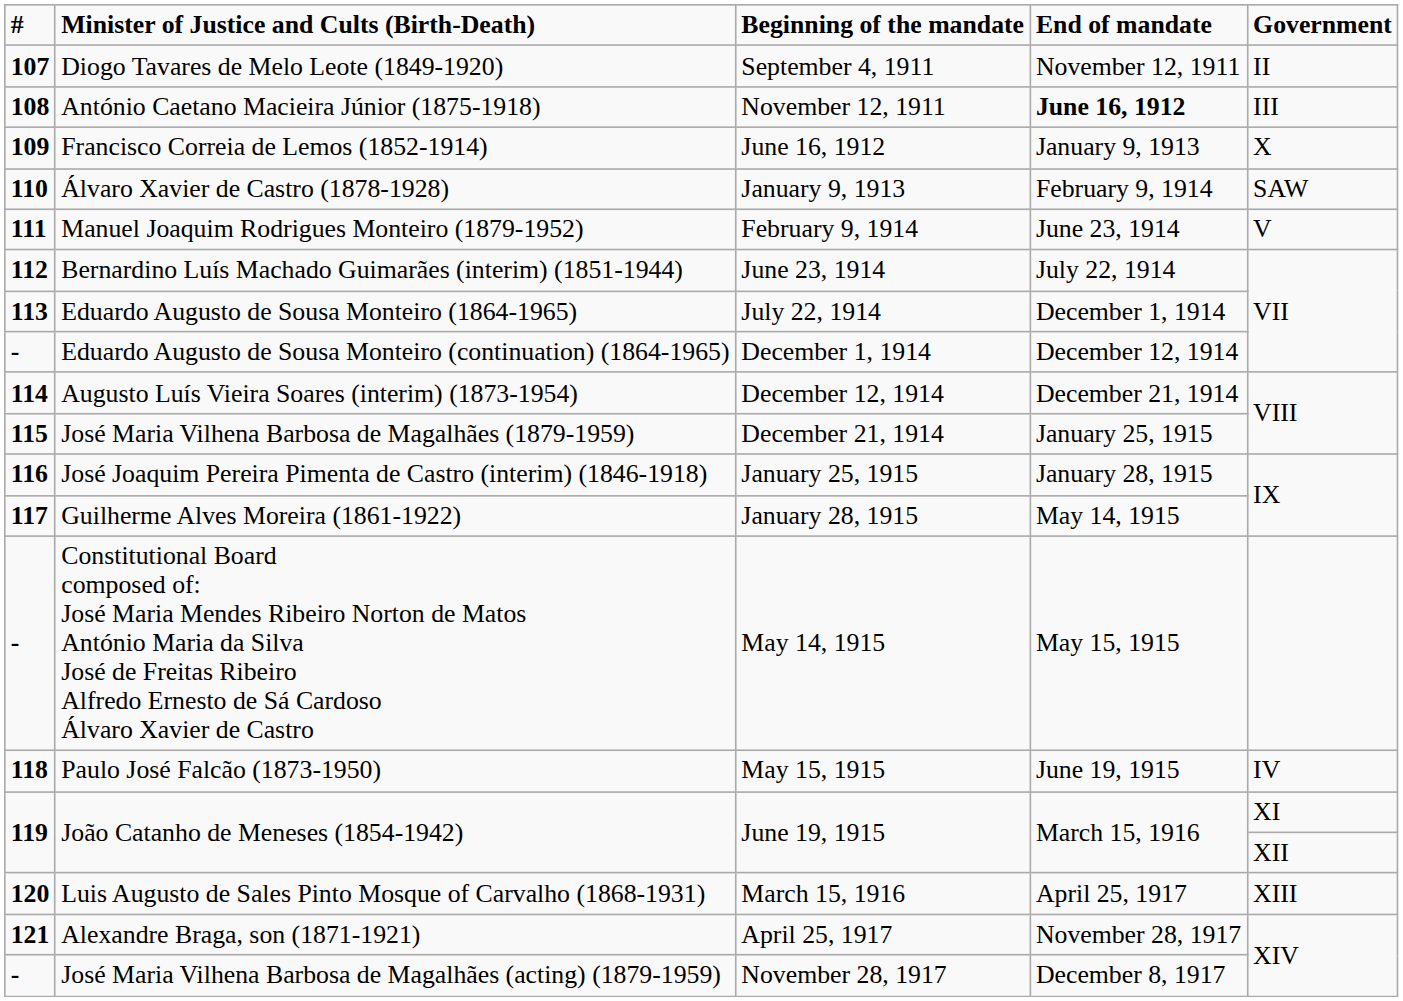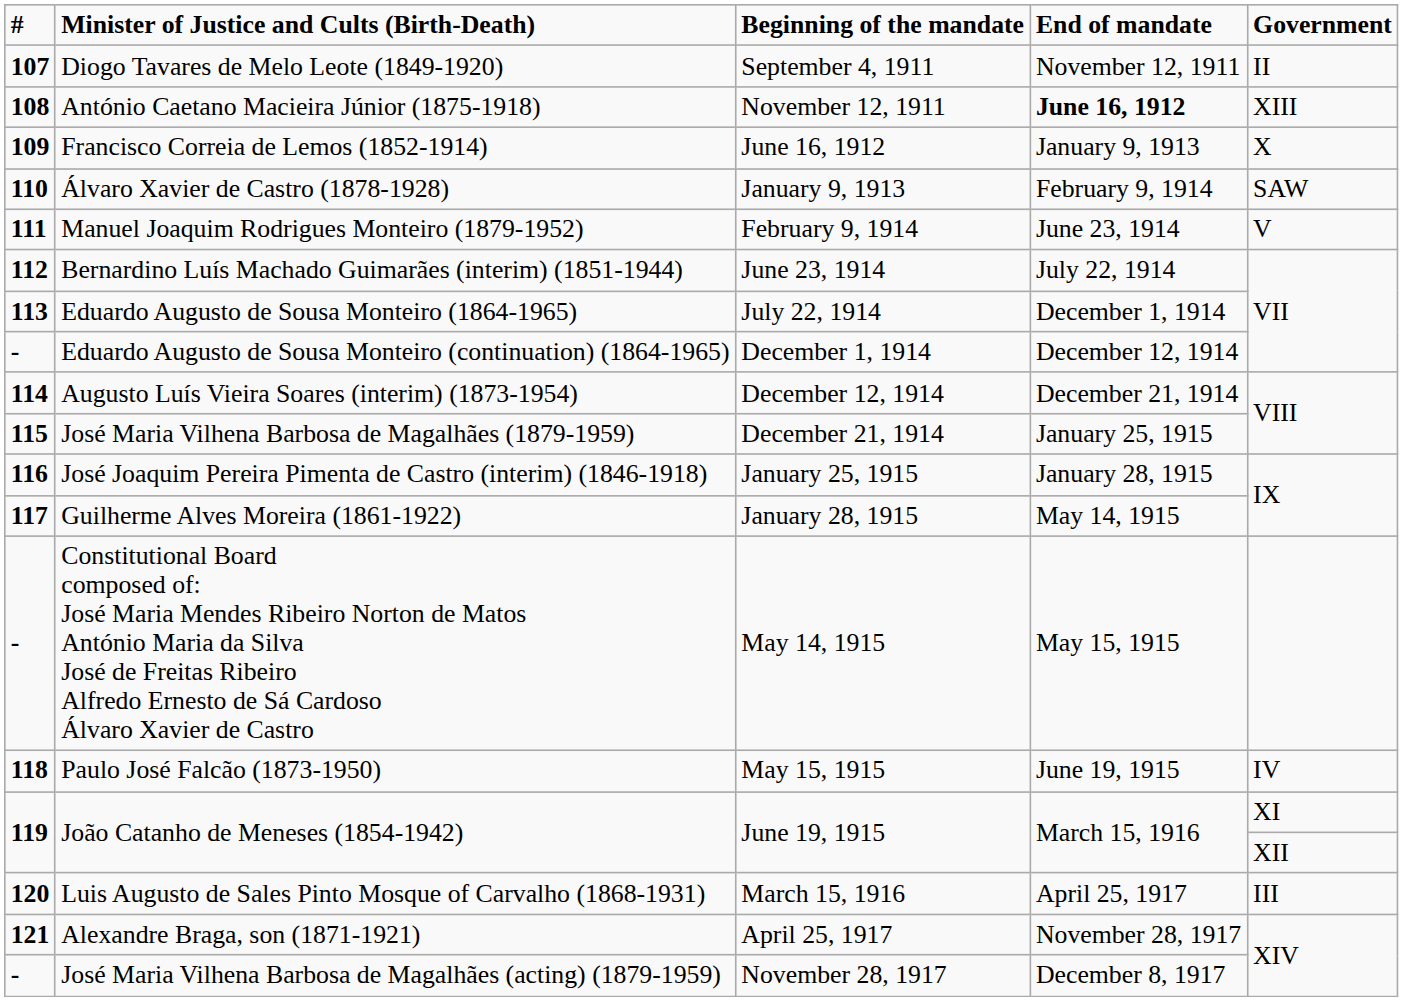(1266, 106) III -> (1275, 106) XIII
(1275, 893) XIII -> (1266, 893) III
